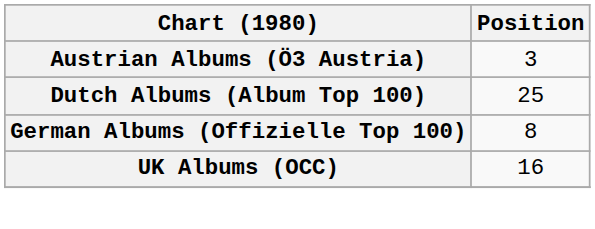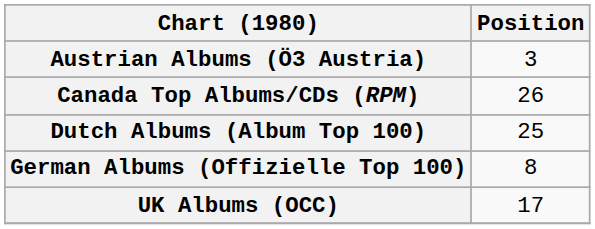+ row: (238, 96)
(531, 169) 16 -> (531, 205) 17
